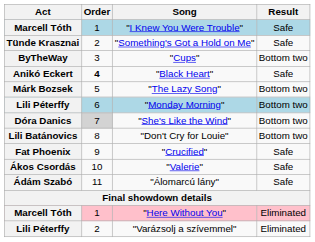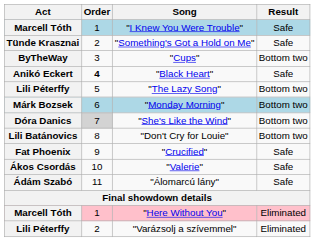(43, 89) Márk Bozsek -> (43, 89) Lili Péterffy
(43, 105) Lili Péterffy -> (43, 105) Márk Bozsek
